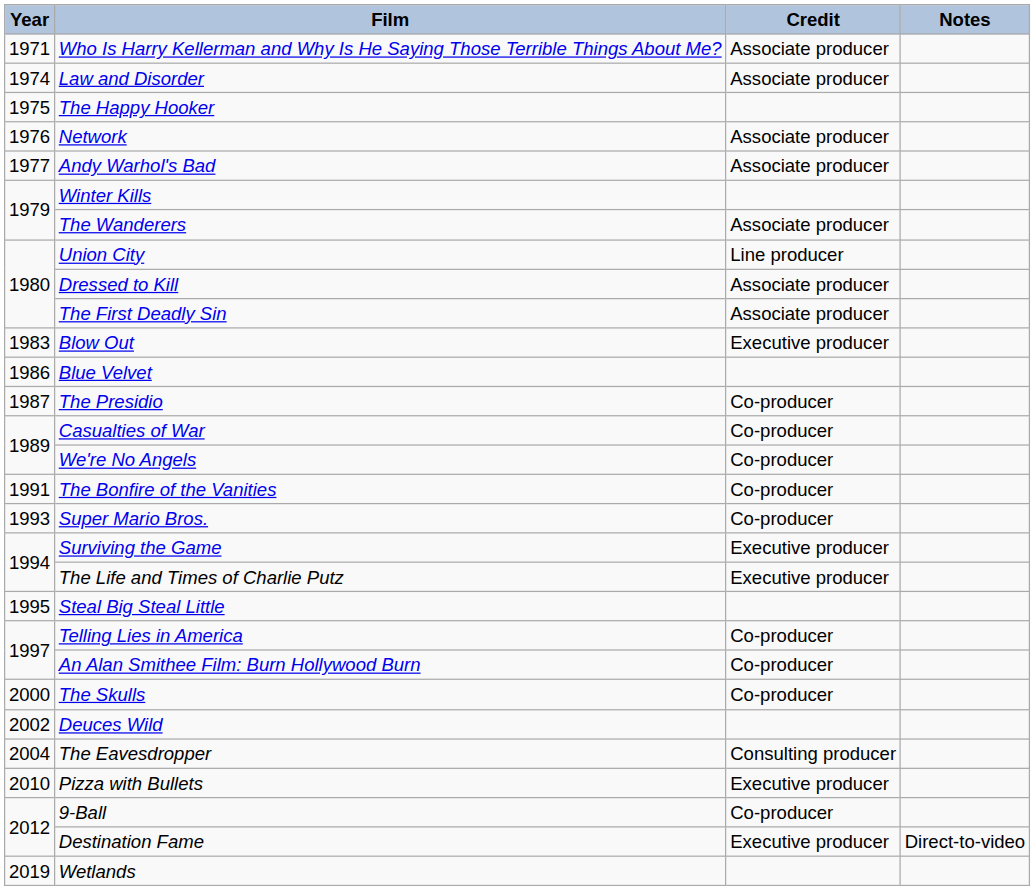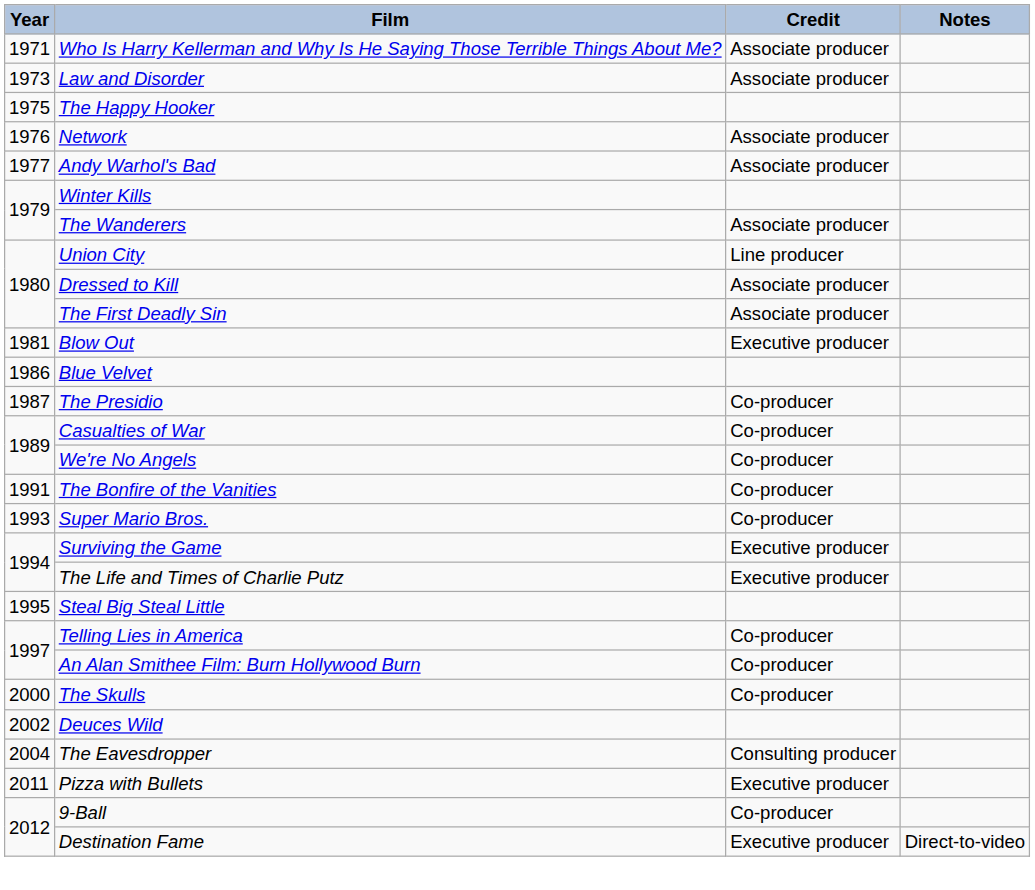(30, 78) 1974 -> (30, 78) 1973
(30, 342) 1983 -> (30, 342) 1981
(30, 783) 2010 -> (29, 783) 2011
- row: (97, 871)
